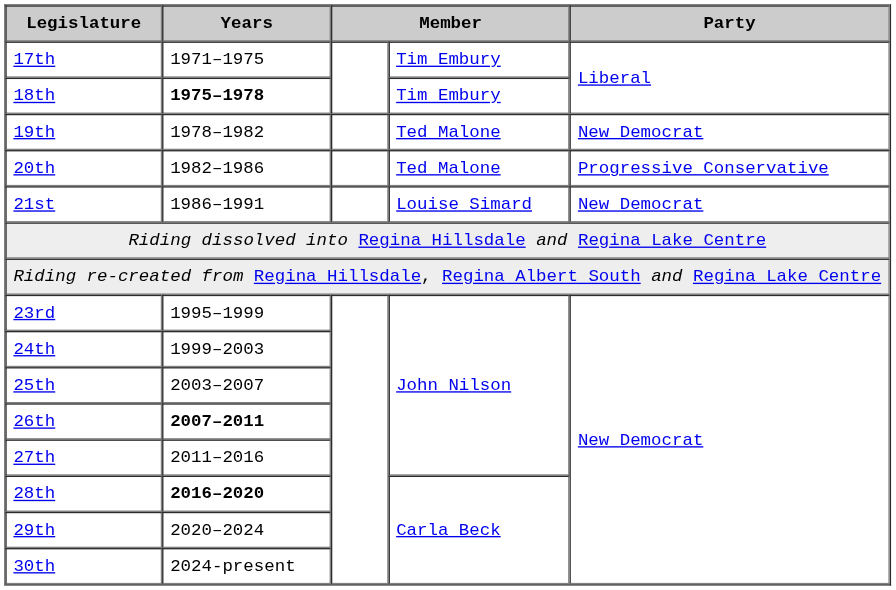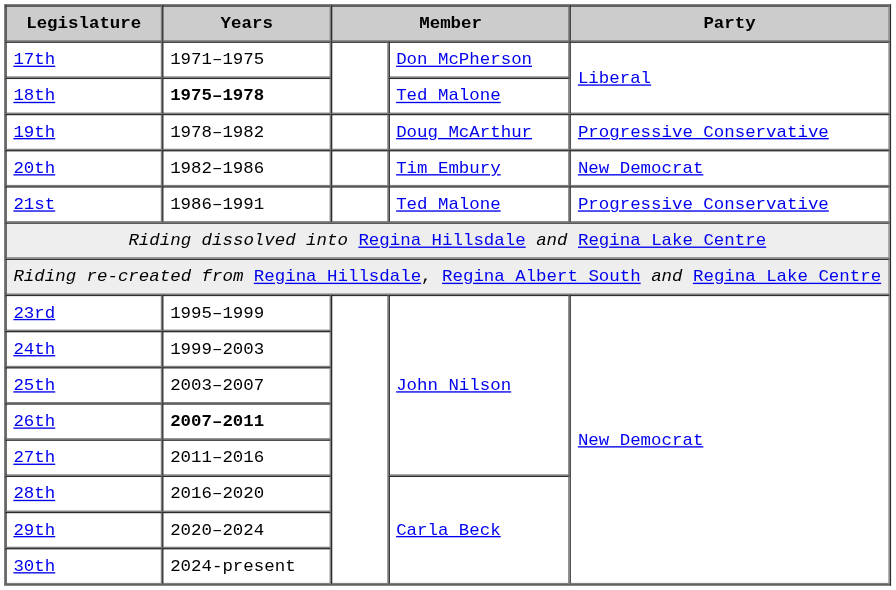(448, 60) Tim Embury -> (464, 60) Don McPherson
(448, 96) Tim Embury -> (448, 96) Ted Malone
(448, 132) Ted Malone -> (464, 132) Doug McArthur
(641, 132) New Democrat -> (703, 132) Progressive Conservative
(448, 168) Ted Malone -> (448, 168) Tim Embury
(703, 168) Progressive Conservative -> (641, 168) New Democrat
(464, 204) Louise Simard -> (448, 204) Ted Malone
(641, 204) New Democrat -> (703, 204) Progressive Conservative
(217, 494) bold -> (217, 494) normal
